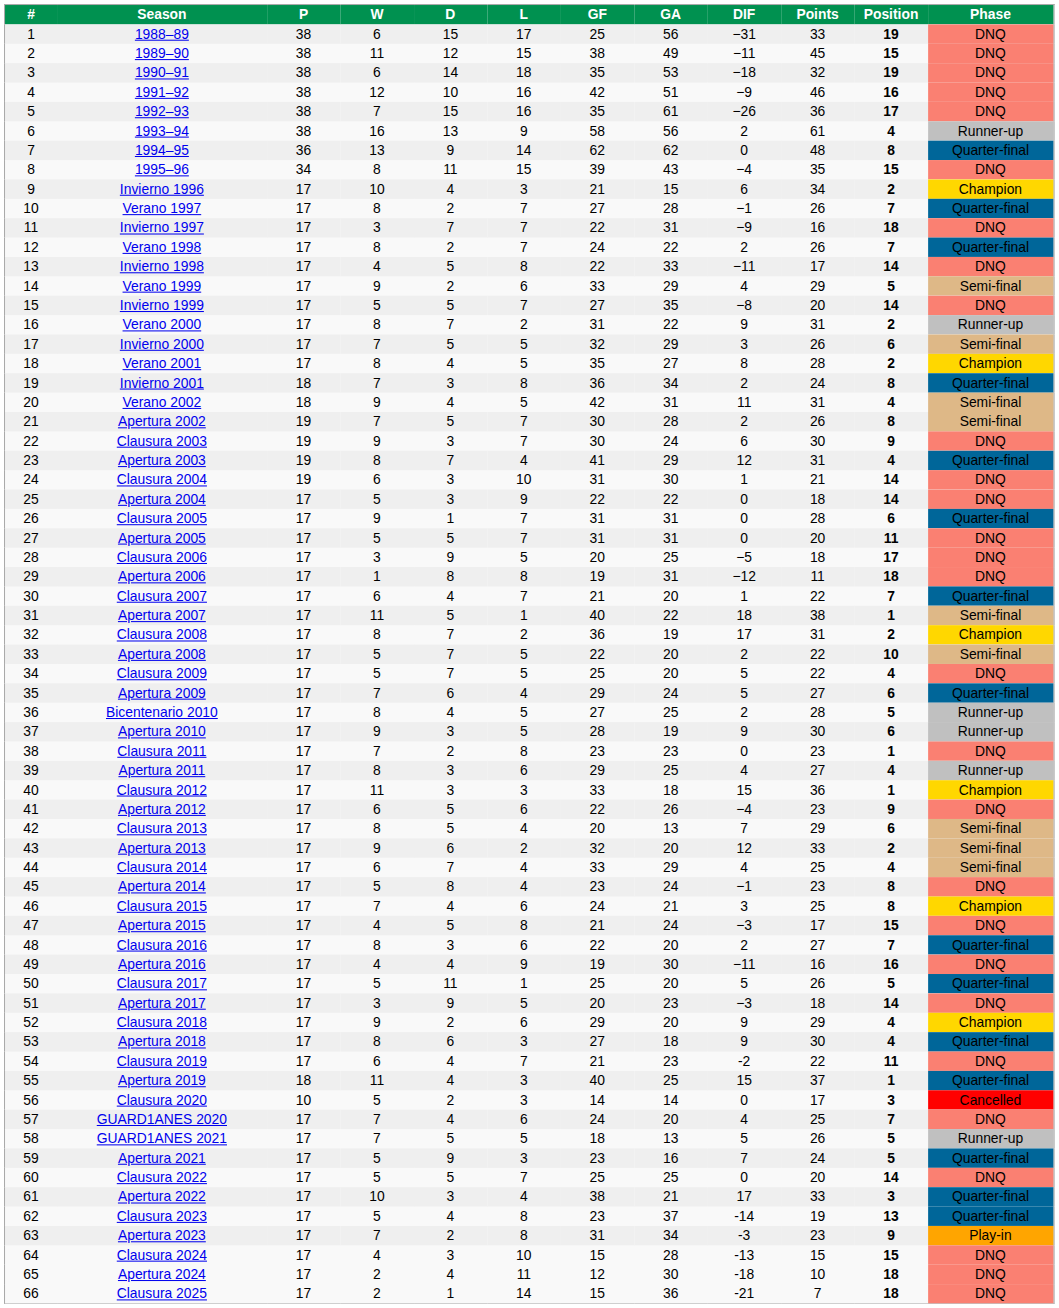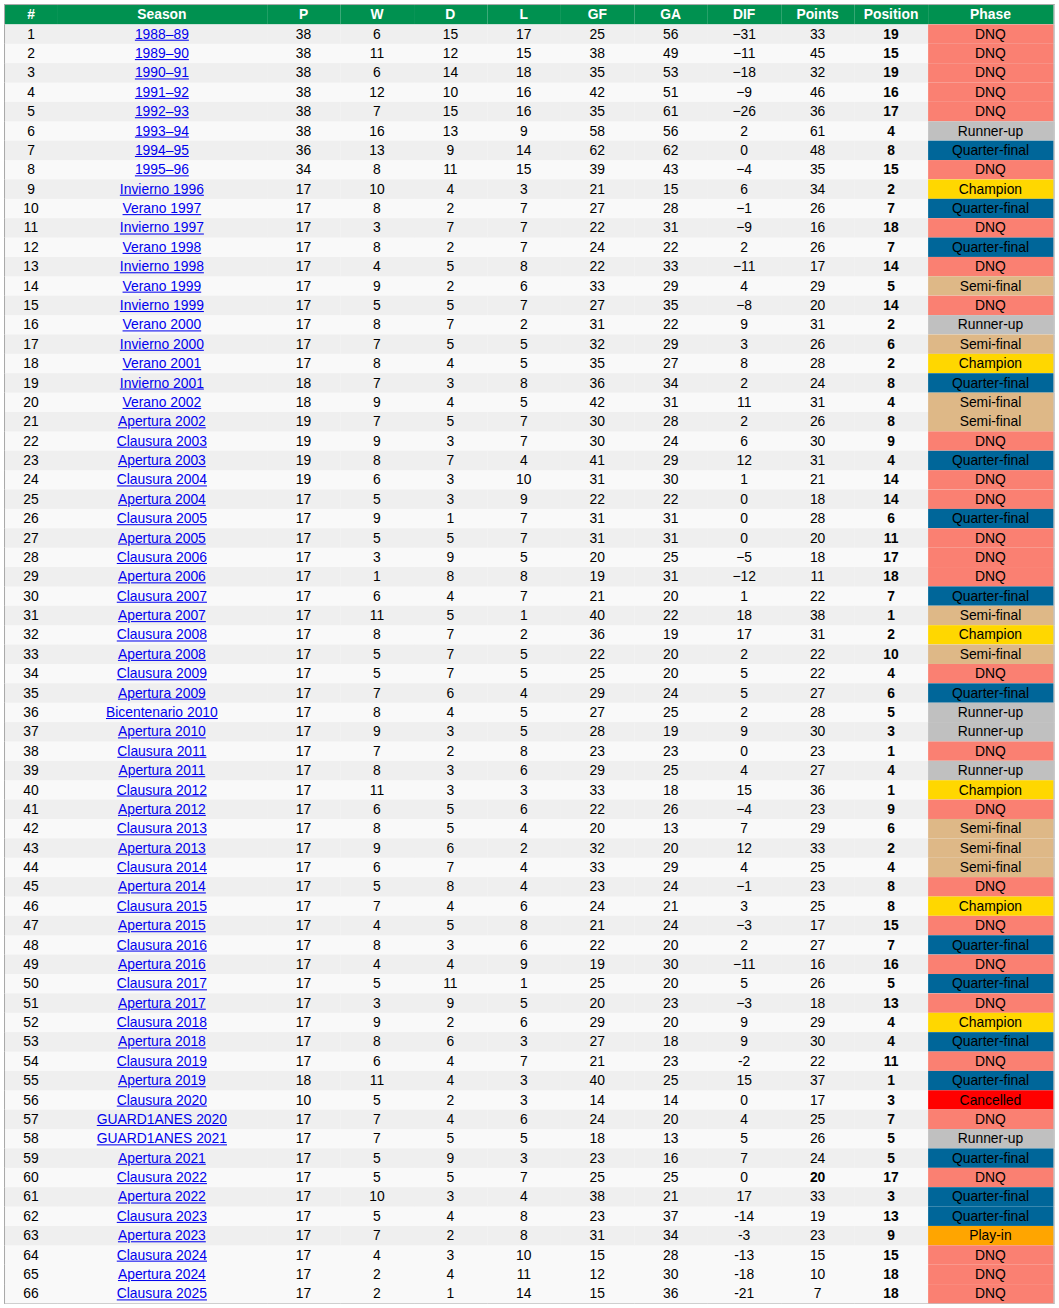(891, 732) 6 -> (891, 732) 3
(891, 1003) 14 -> (891, 1003) 13
(818, 1178) normal -> (818, 1178) bold
(891, 1178) 14 -> (891, 1178) 17
